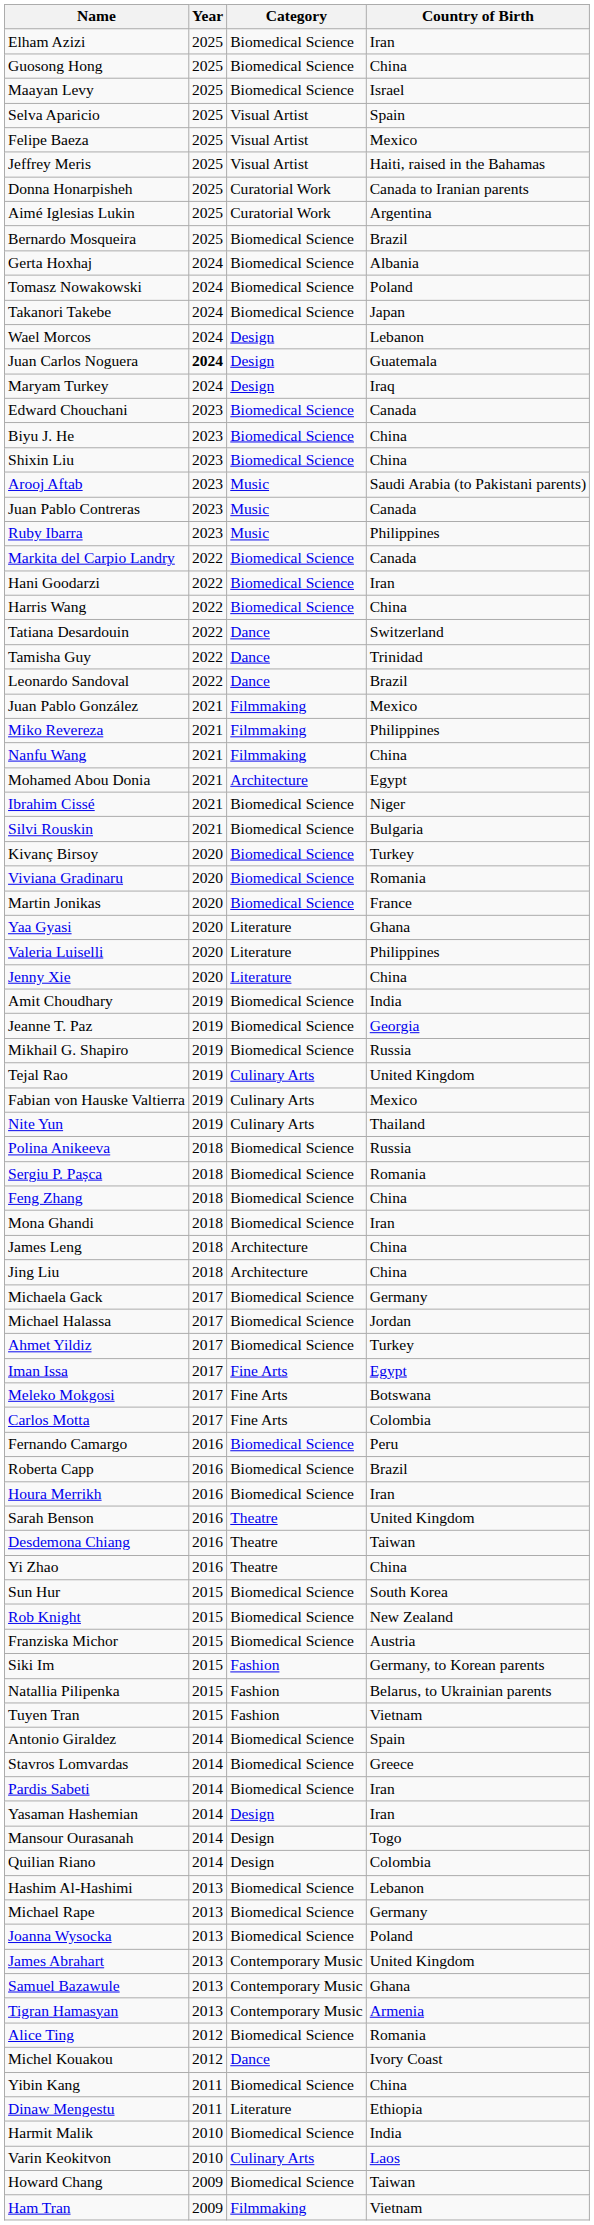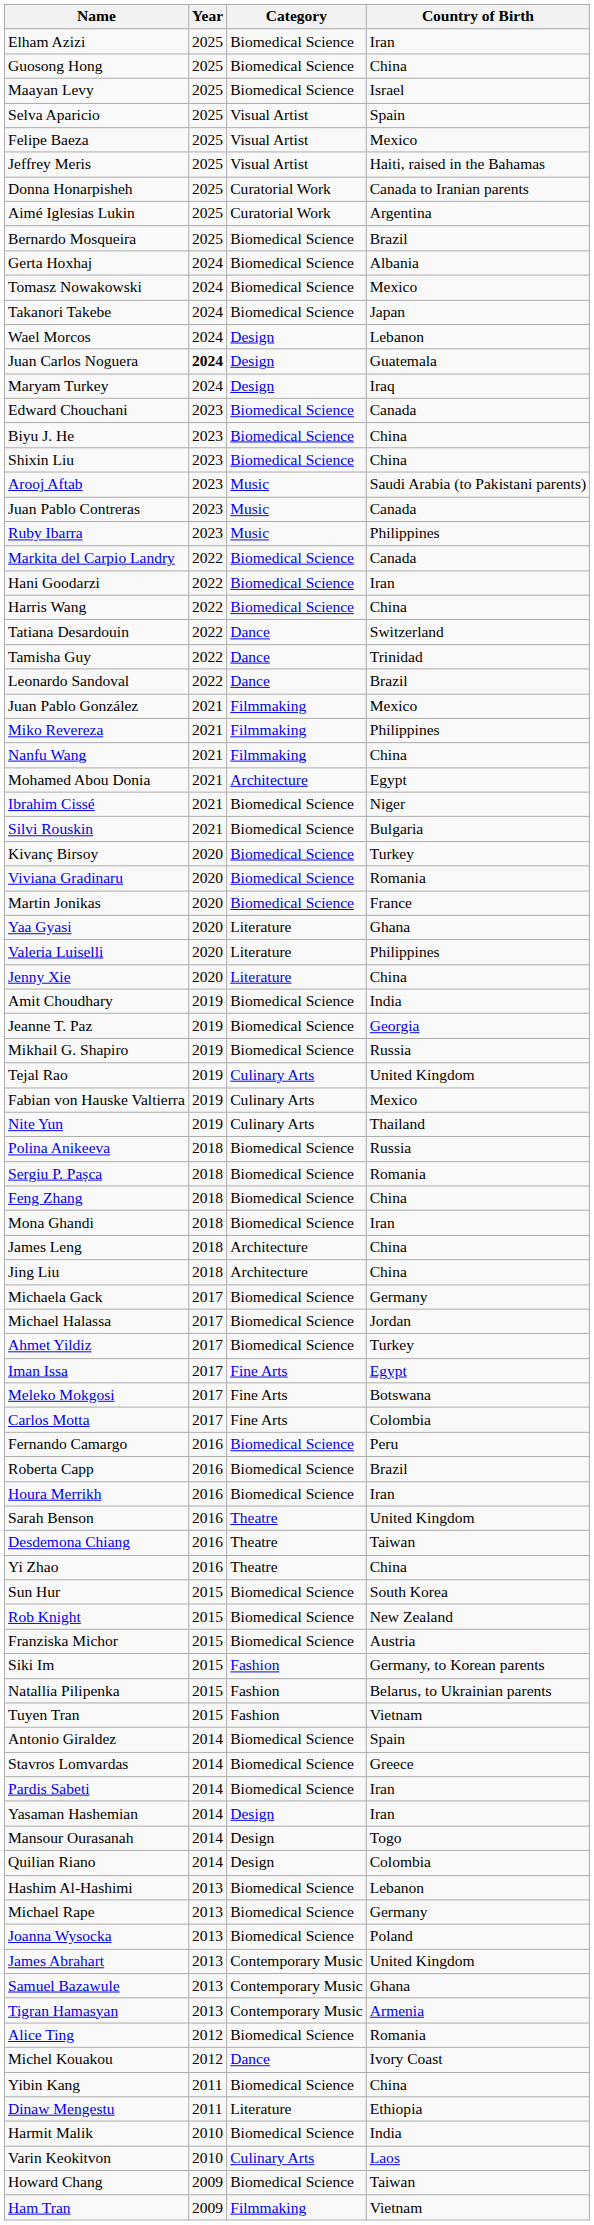(391, 287) Poland -> (393, 287) Mexico
